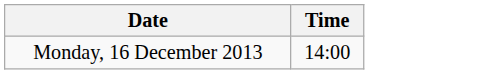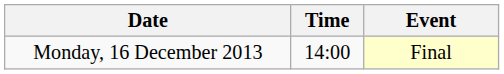+ column: (431, 20)
